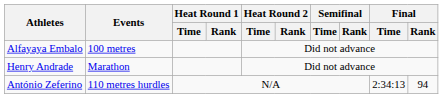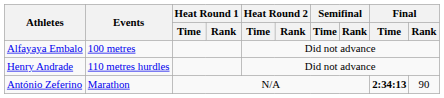(109, 67) Marathon -> (129, 67) 110 metres hurdles
(129, 85) 110 metres hurdles -> (109, 85) Marathon
(389, 85) normal -> (389, 85) bold
(423, 85) 94 -> (424, 85) 90
